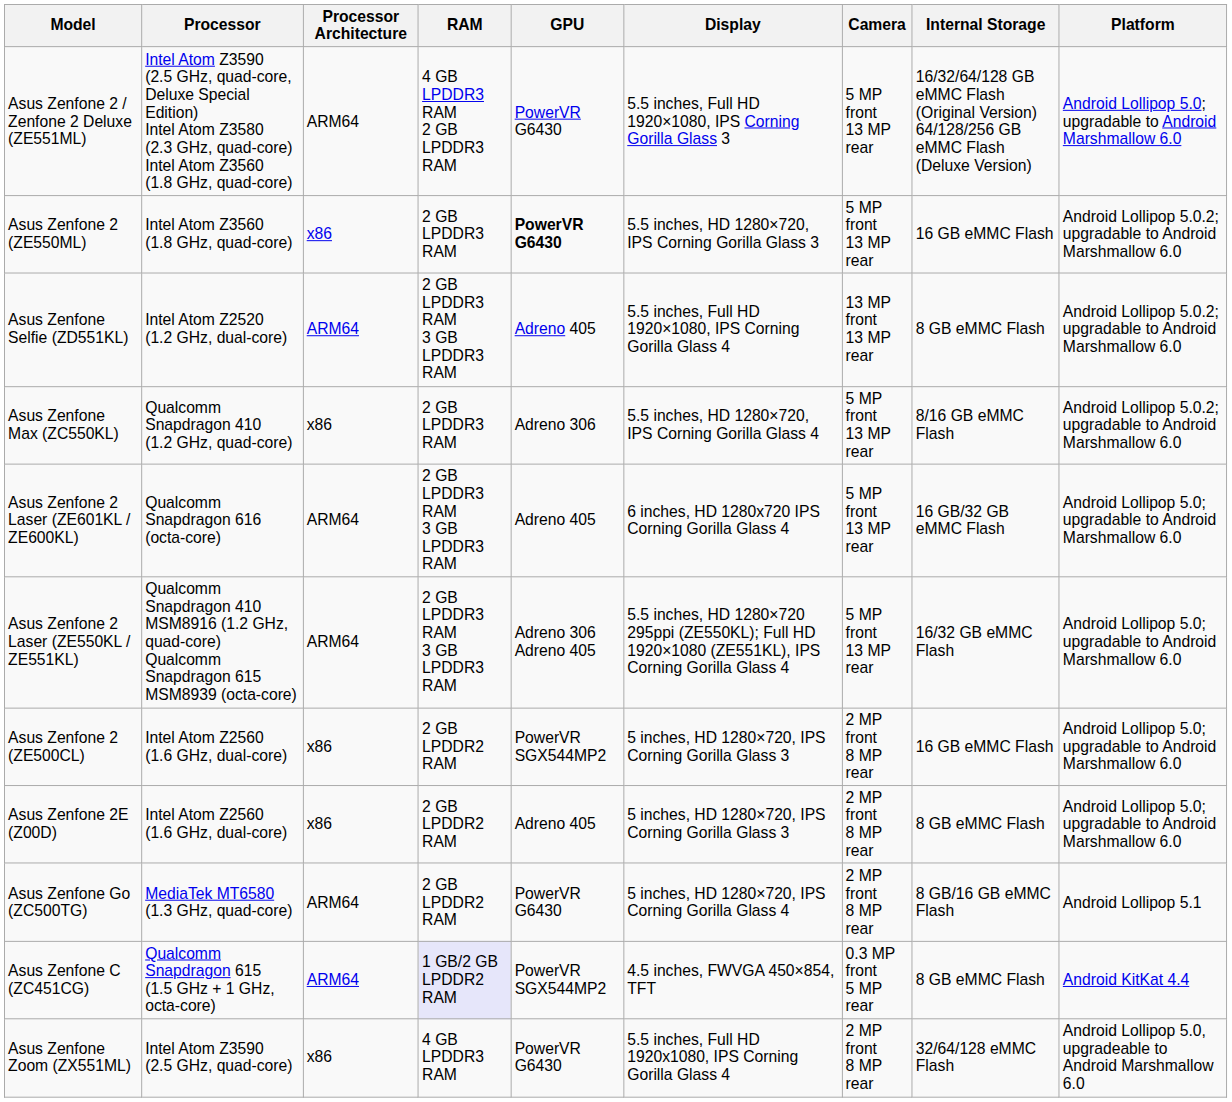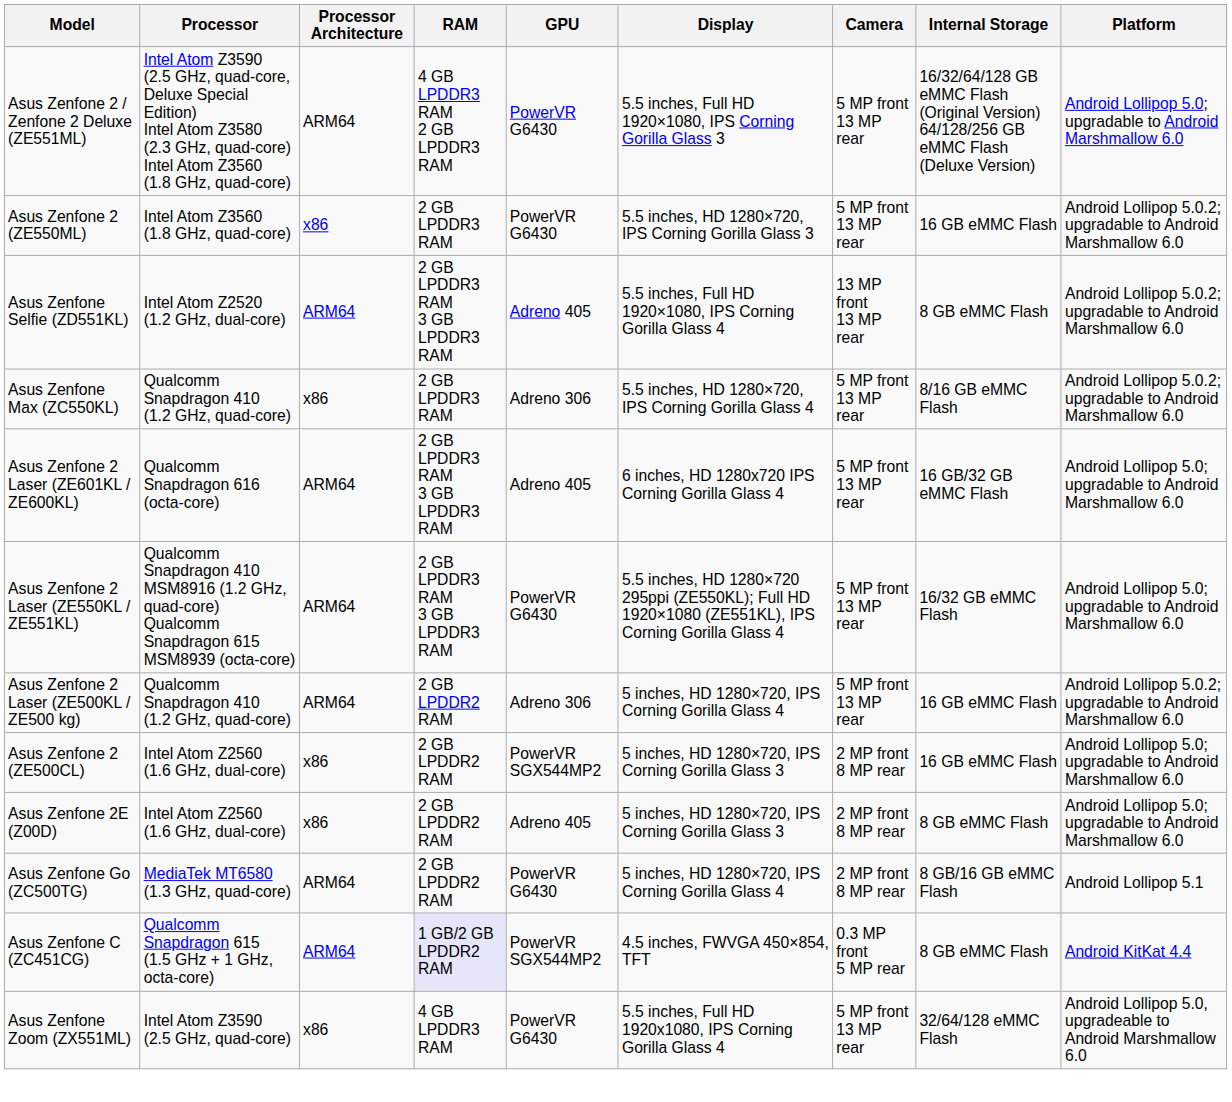(549, 234) bold -> (543, 225) normal
(555, 642) Adreno 306 Adreno 405 -> (543, 607) PowerVR G6430
+ row: (69, 702)
(864, 1057) 2 MP front 8 MP rear -> (872, 1029) 5 MP front 13 MP rear
